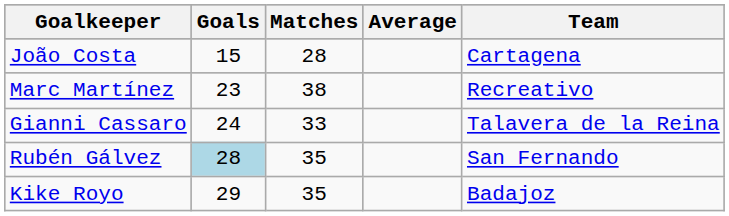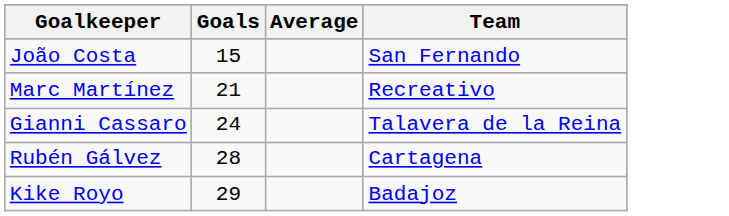- column: (314, 22)
(524, 56) Cartagena -> (444, 56) San Fernando
(228, 91) 23 -> (228, 91) 21
(228, 159) lightblue background -> (228, 159) no background
(543, 159) San Fernando -> (425, 159) Cartagena
